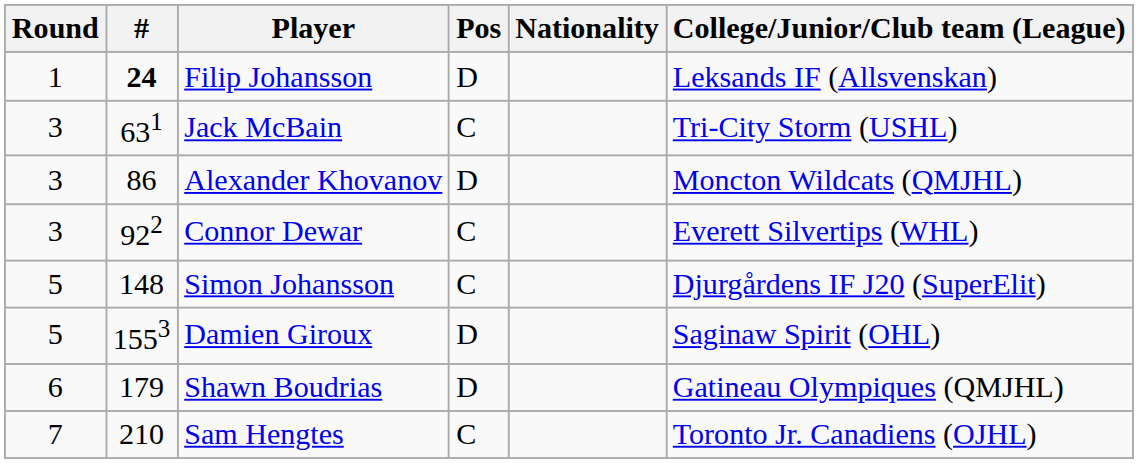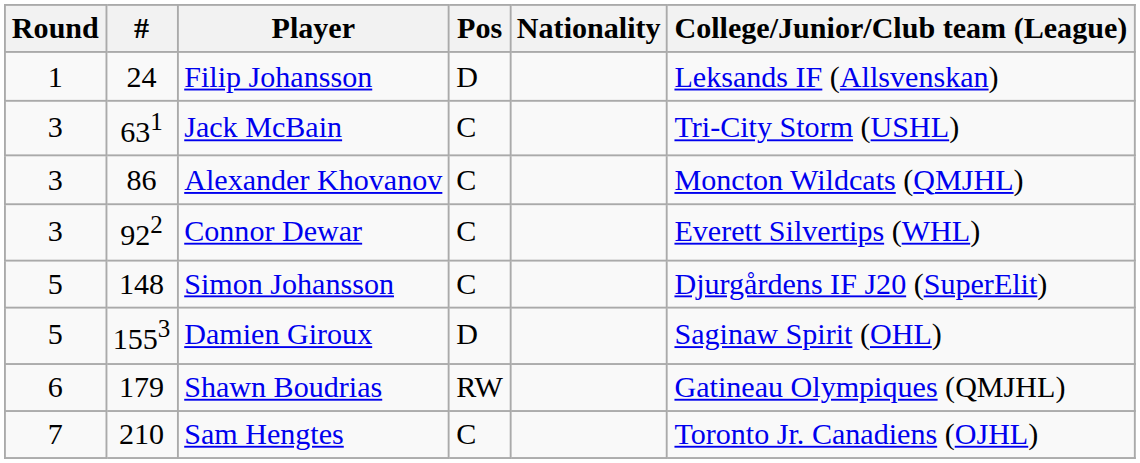(142, 76) bold -> (142, 76) normal
(467, 179) D -> (466, 179) C
(467, 386) D -> (480, 386) RW
